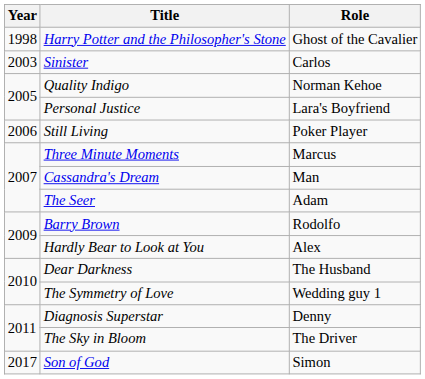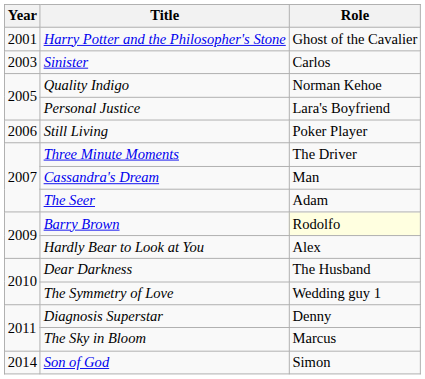(22, 39) 1998 -> (22, 39) 2001
(314, 154) Marcus -> (325, 154) The Driver
(316, 223) no background -> (316, 223) lightyellow background
(325, 339) The Driver -> (314, 339) Marcus
(22, 362) 2017 -> (22, 362) 2014
